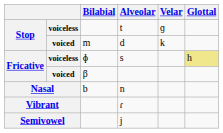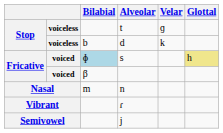(63, 43) voiced -> (63, 43) voiceless
(87, 43) m -> (85, 43) b
(63, 59) voiceless -> (63, 59) voiced
(85, 58) no background -> (85, 58) lightblue background
(85, 89) b -> (87, 89) m
